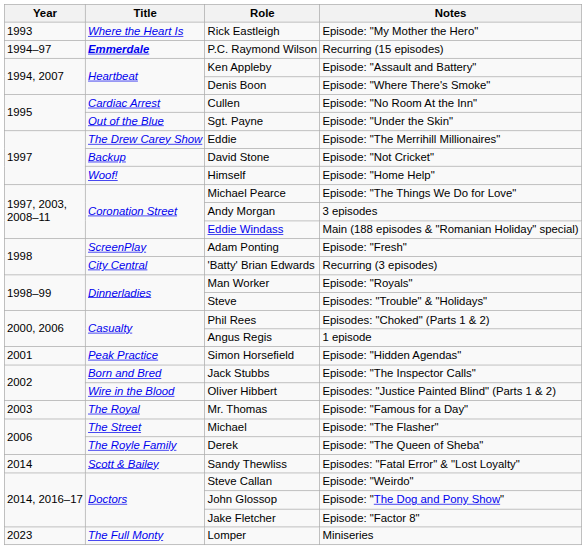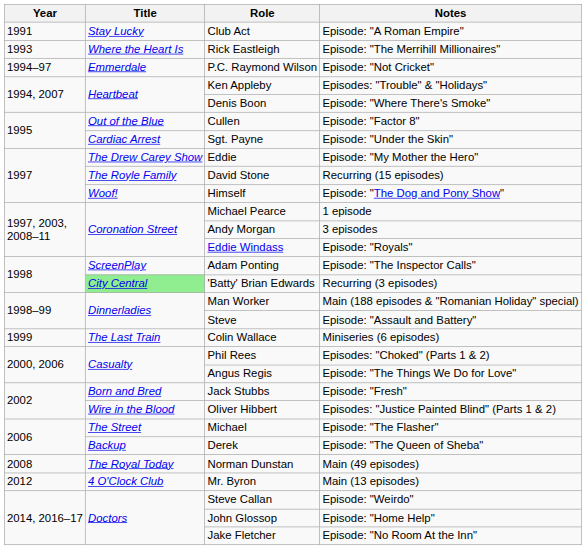+ row: (229, 31)
(400, 31) Episode: "My Mother the Hero" -> (411, 49) Episode: "The Merrihill Millionaires"
(119, 49) bold -> (117, 67) normal
(383, 49) Recurring (15 episodes) -> (378, 67) Episode: "Not Cricket"
(399, 67) Episode: "Assault and Battery" -> (405, 85) Episodes: "Trouble" & "Holidays"
(124, 103) Cardiac Arrest -> (126, 121) Out of the Blue
(400, 103) Episode: "No Room At the Inn" -> (371, 121) Episode: "Factor 8"
(126, 121) Out of the Blue -> (124, 139) Cardiac Arrest
(411, 139) Episode: "The Merrihill Millionaires" -> (400, 157) Episode: "My Mother the Hero"
(107, 157) Backup -> (132, 175) The Royle Family
(378, 157) Episode: "Not Cricket" -> (383, 175) Recurring (15 episodes)
(379, 175) Episode: "Home Help" -> (413, 193) Episode: "The Dog and Pony Show"
(419, 193) Episode: "The Things We Do for Love" -> (347, 211) 1 episode
(451, 229) Main (188 episodes & "Romanian Holiday" special) -> (368, 247) Episode: "Royals"
(365, 247) Episode: "Fresh" -> (399, 265) Episode: "The Inspector Calls"
(118, 265) no background -> (118, 283) lightgreen background
(368, 283) Episode: "Royals" -> (451, 301) Main (188 episodes & "Romanian Holiday" special)
(405, 301) Episodes: "Trouble" & "Holidays" -> (399, 319) Episode: "Assault and Battery"
+ row: (242, 337)
(347, 337) 1 episode -> (419, 373) Episode: "The Things We Do for Love"
- row: (251, 355)
(399, 373) Episode: "The Inspector Calls" -> (365, 391) Episode: "Fresh"
- row: (237, 409)
(132, 445) The Royle Family -> (107, 445) Backup
+ row: (250, 463)
+ row: (232, 481)
- row: (247, 463)
(413, 499) Episode: "The Dog and Pony Show" -> (379, 517) Episode: "Home Help"
(371, 517) Episode: "Factor 8" -> (400, 535) Episode: "No Room At the Inn"
- row: (227, 535)
